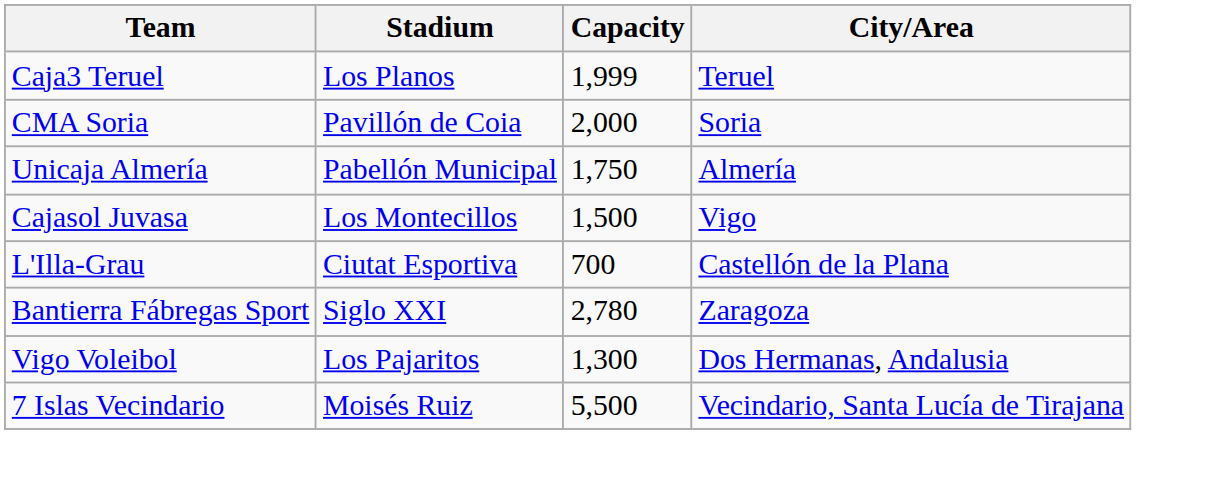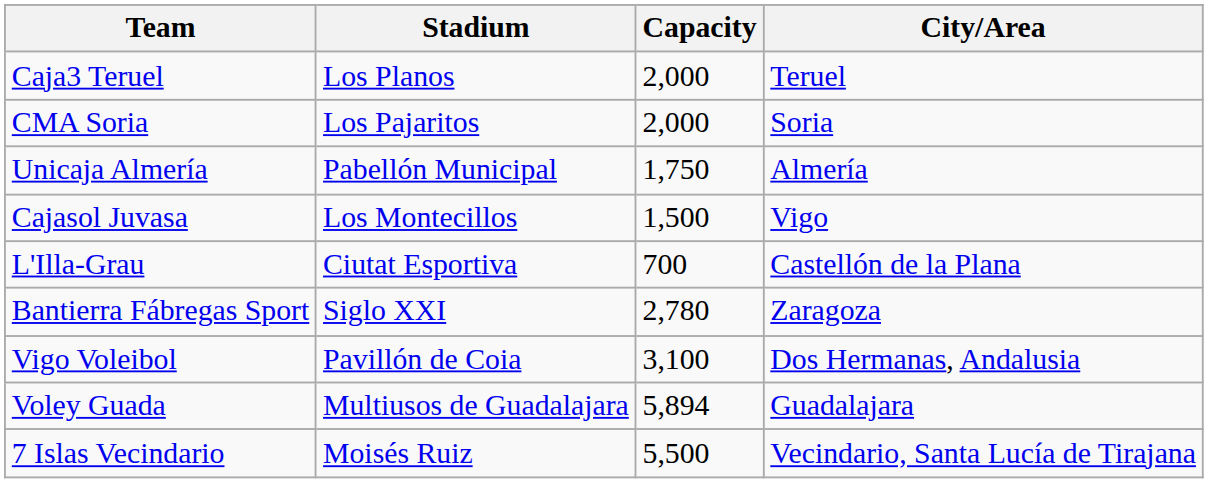(604, 75) 1,999 -> (676, 75) 2,000
(422, 122) Pavillón de Coia -> (401, 122) Los Pajaritos
(401, 358) Los Pajaritos -> (422, 358) Pavillón de Coia
(604, 358) 1,300 -> (676, 358) 3,100
+ row: (89, 405)
